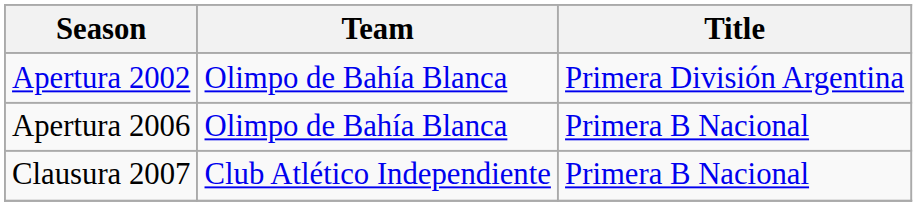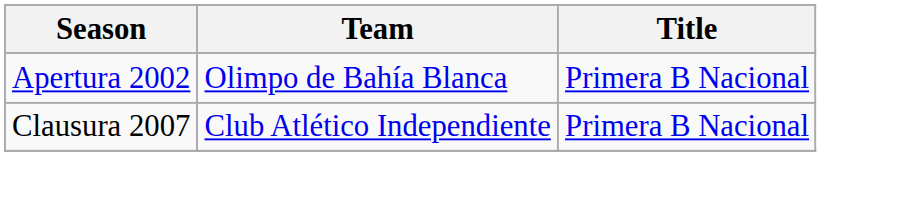(735, 77) Primera División Argentina -> (687, 77) Primera B Nacional
- row: (101, 126)
